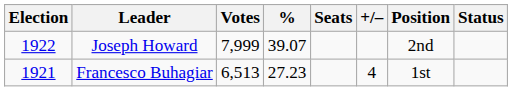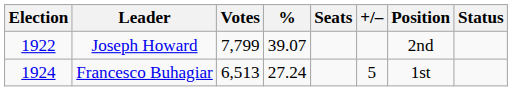(240, 45) 7,999 -> (240, 45) 7,799
(38, 72) 1921 -> (38, 72) 1924
(287, 72) 27.23 -> (287, 72) 27.24
(372, 72) 4 -> (372, 72) 5
